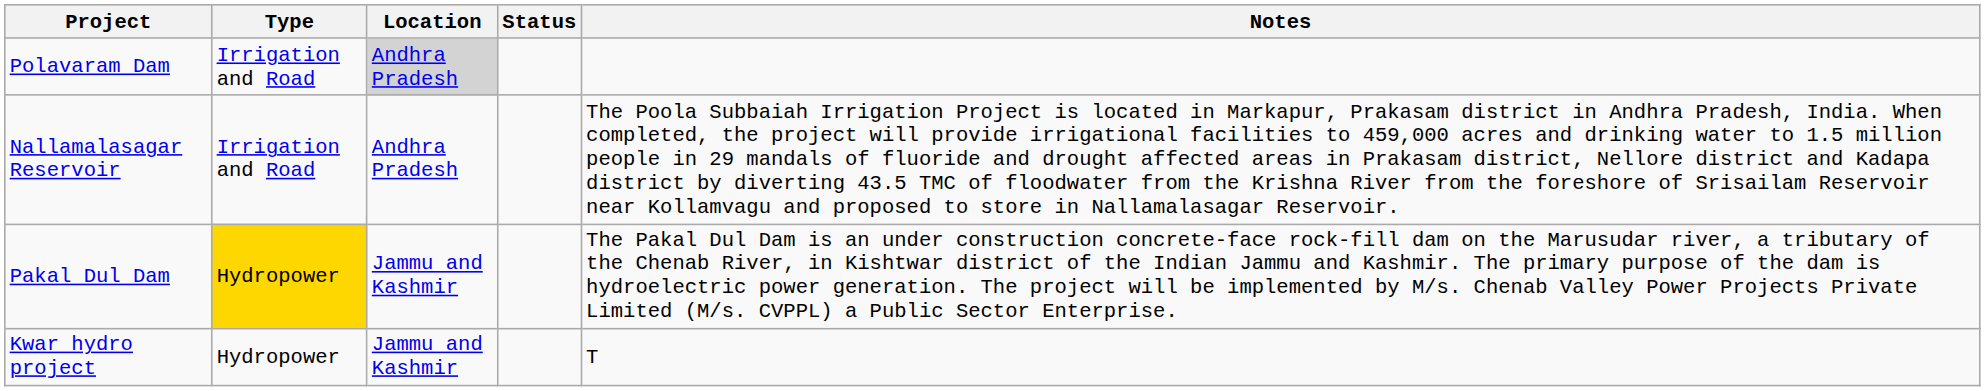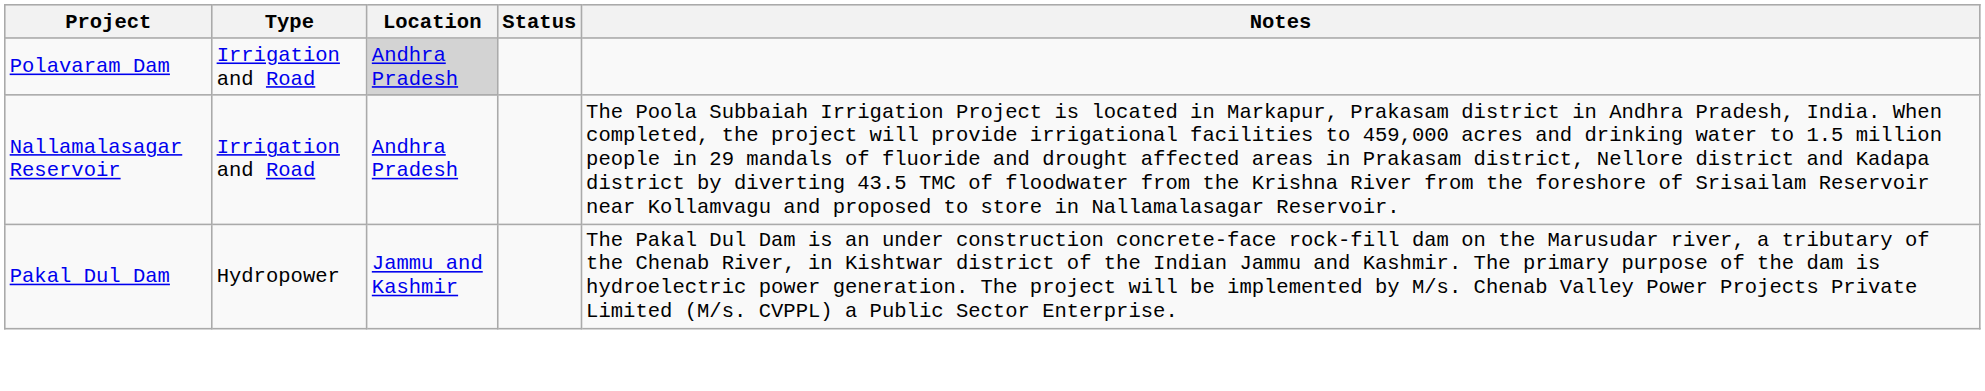(278, 276) gold background -> (278, 276) no background
- row: (71, 357)
